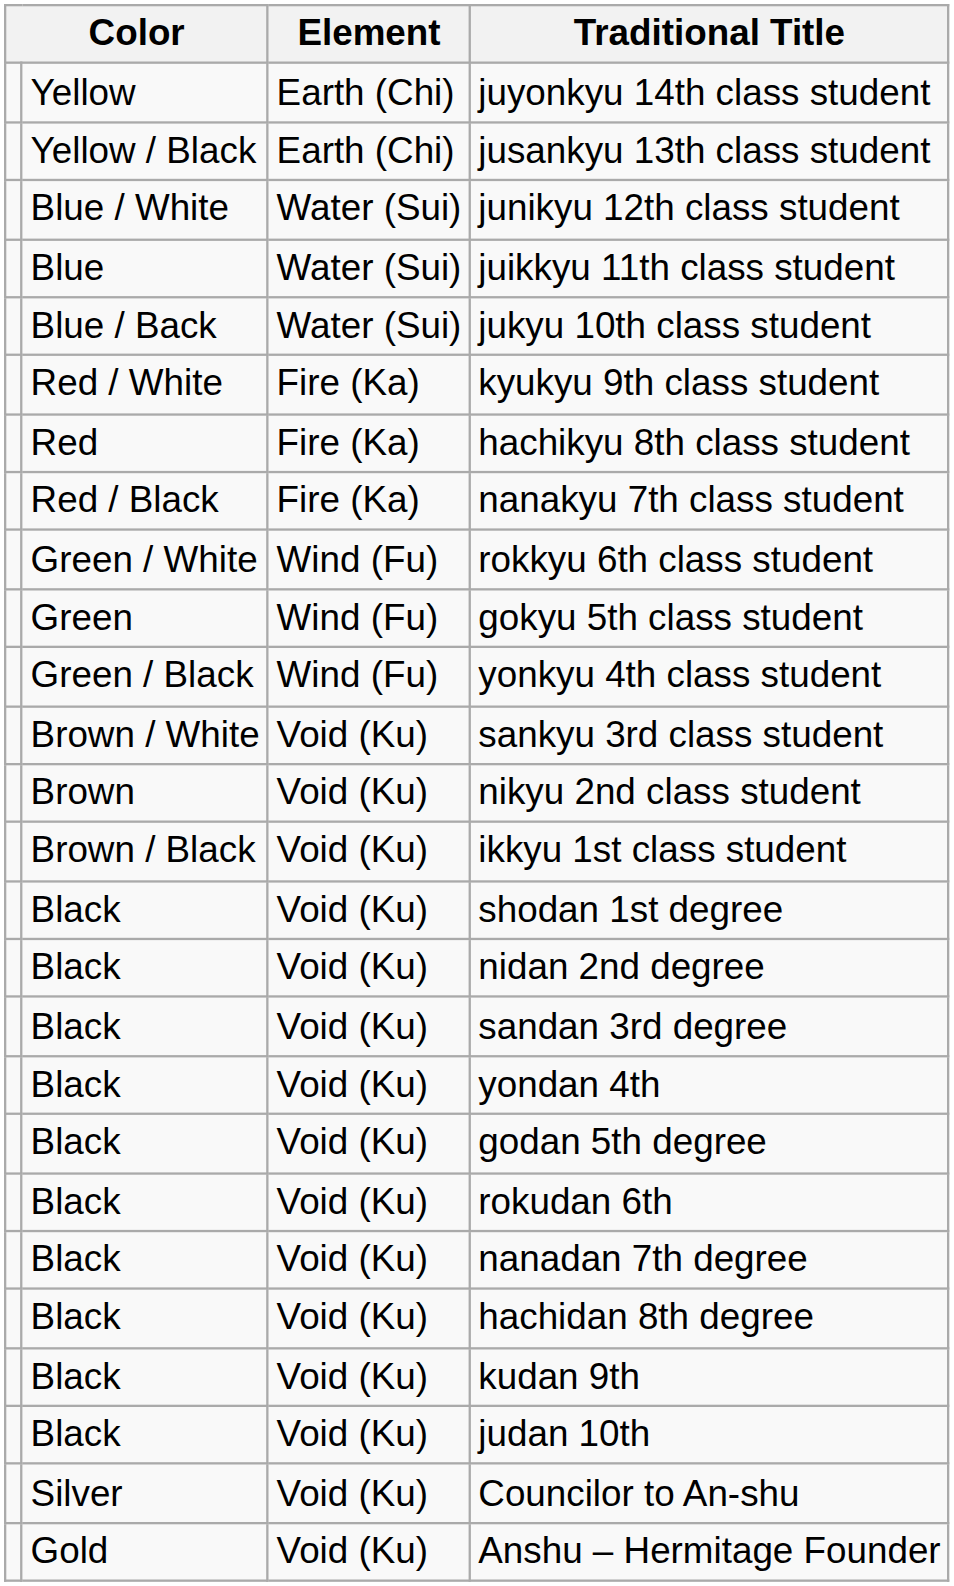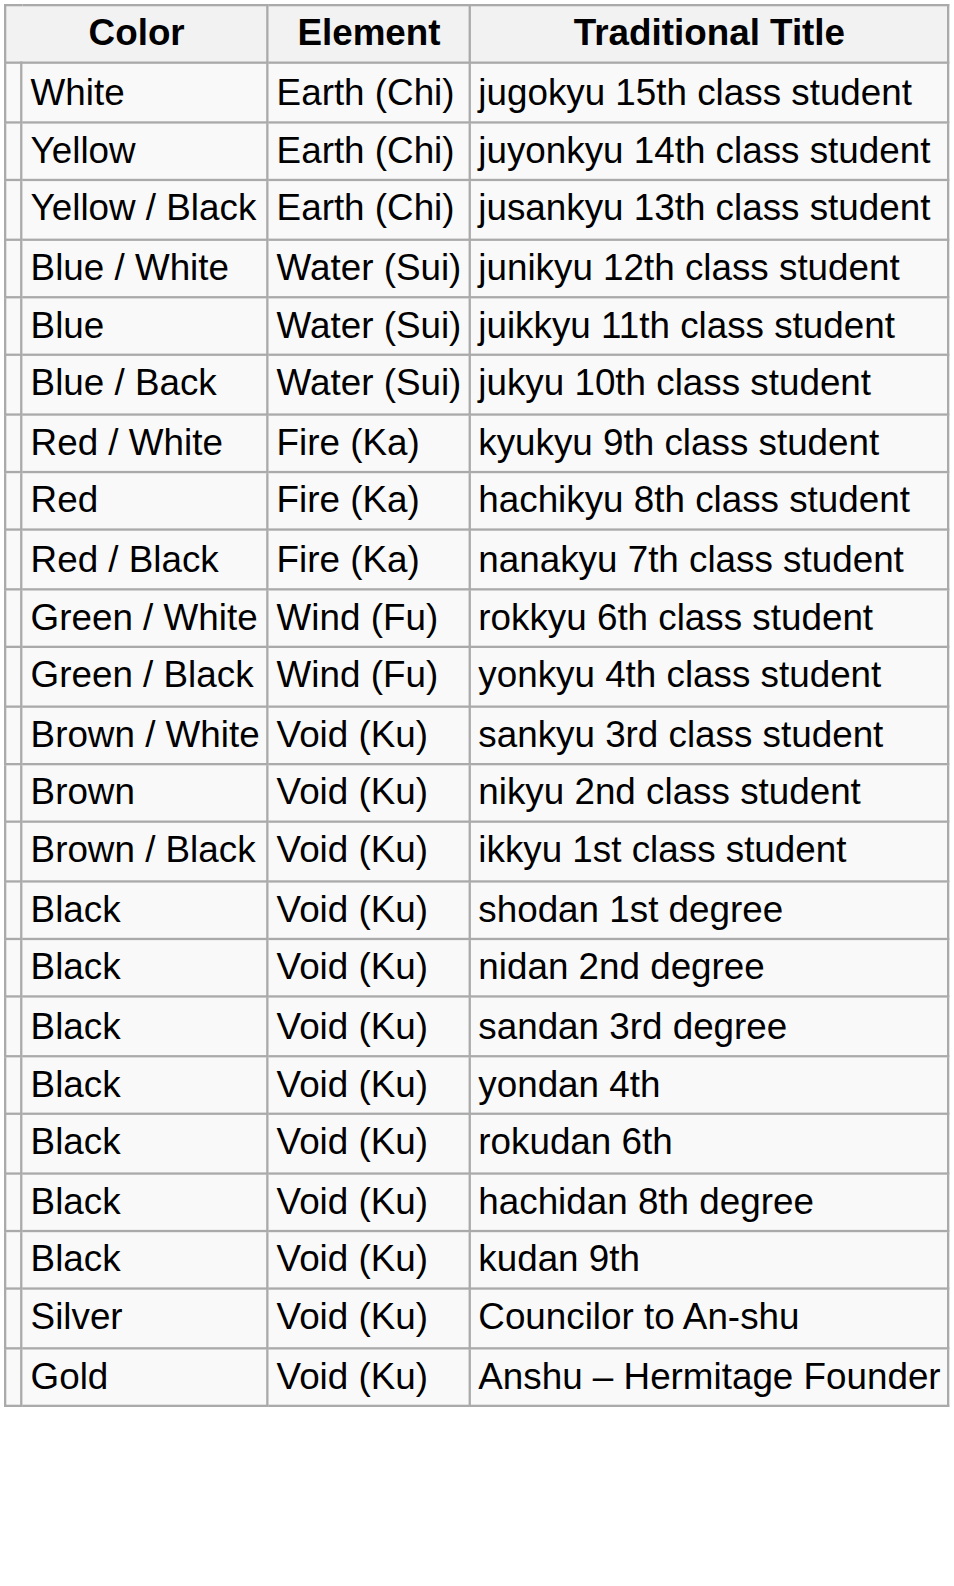+ row: (695, 92)
- row: (671, 617)
- row: (623, 1142)
- row: (643, 1259)
- row: (564, 1434)
